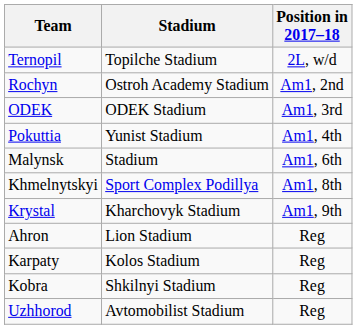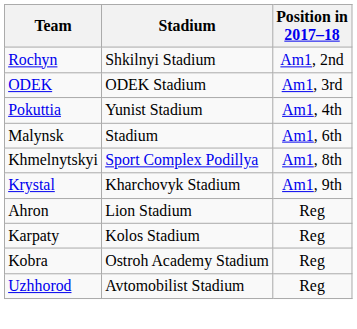- row: (35, 60)
(187, 85) Ostroh Academy Stadium -> (160, 60) Shkilnyi Stadium
(160, 286) Shkilnyi Stadium -> (187, 260) Ostroh Academy Stadium
